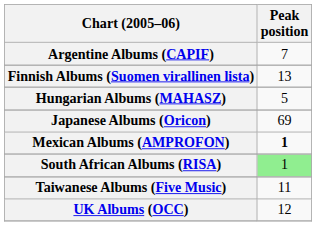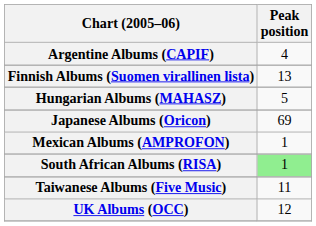(285, 53) 7 -> (285, 53) 4
(285, 143) bold -> (285, 143) normal
